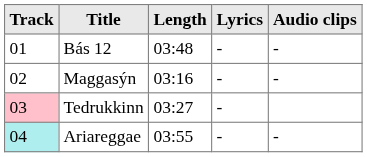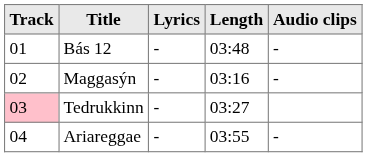columns swapped: (180, 19) <-> (240, 19)
(18, 136) paleturquoise background -> (18, 136) no background
